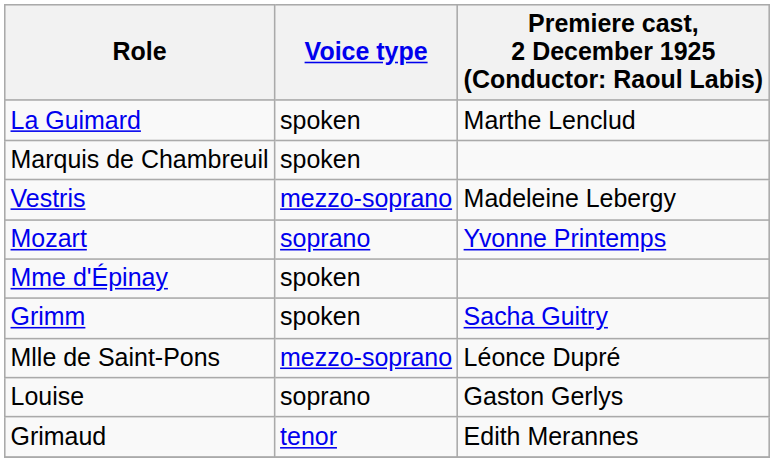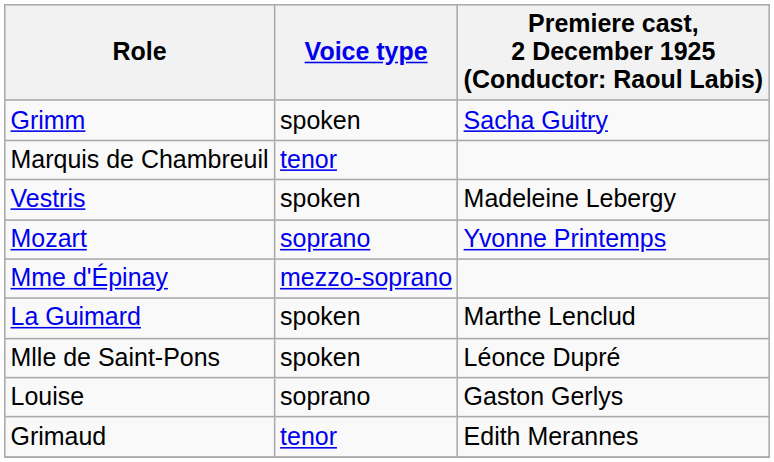rows swapped: (48, 317) <-> (76, 120)
(320, 159) spoken -> (309, 159) tenor
(366, 199) mezzo-soprano -> (320, 199) spoken
(320, 278) spoken -> (366, 278) mezzo-soprano
(366, 357) mezzo-soprano -> (320, 357) spoken
